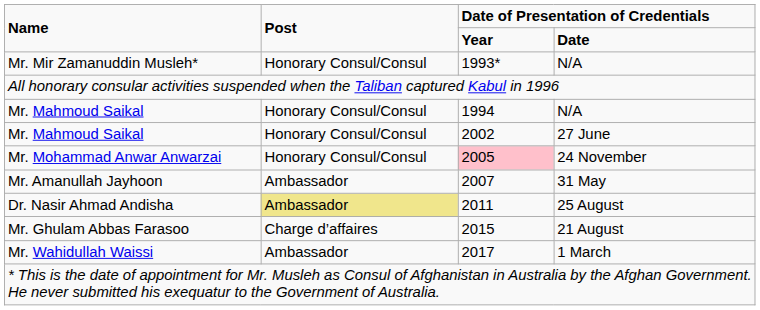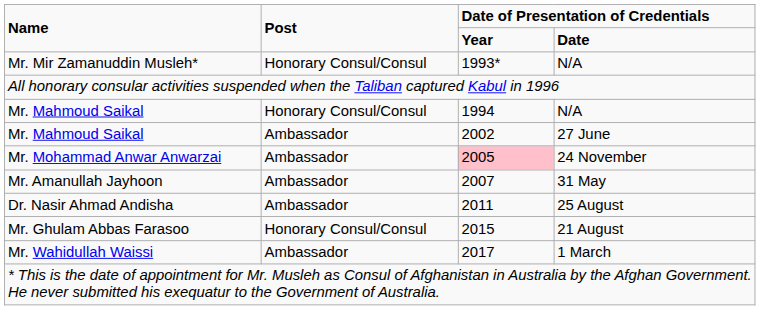(346, 134) Honorary Consul/Consul -> (306, 134) Ambassador
(346, 157) Honorary Consul/Consul -> (306, 157) Ambassador
(306, 205) khaki background -> (306, 205) no background
(321, 228) Charge d’affaires -> (346, 228) Honorary Consul/Consul
